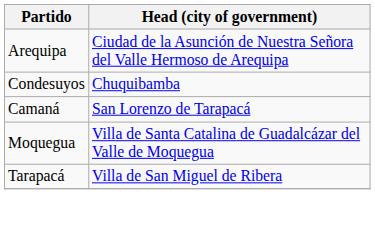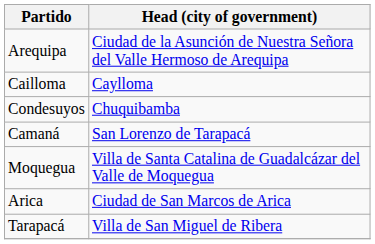+ row: (37, 84)
+ row: (26, 201)
